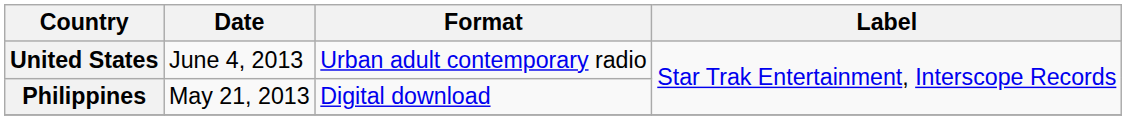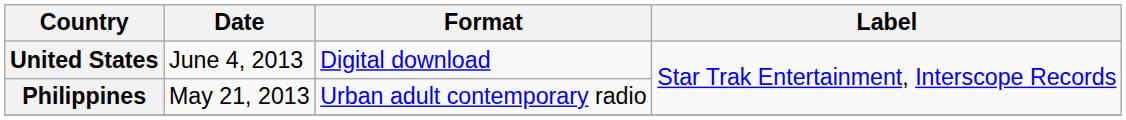(483, 59) Urban adult contemporary radio -> (405, 59) Digital download
(405, 96) Digital download -> (483, 96) Urban adult contemporary radio
